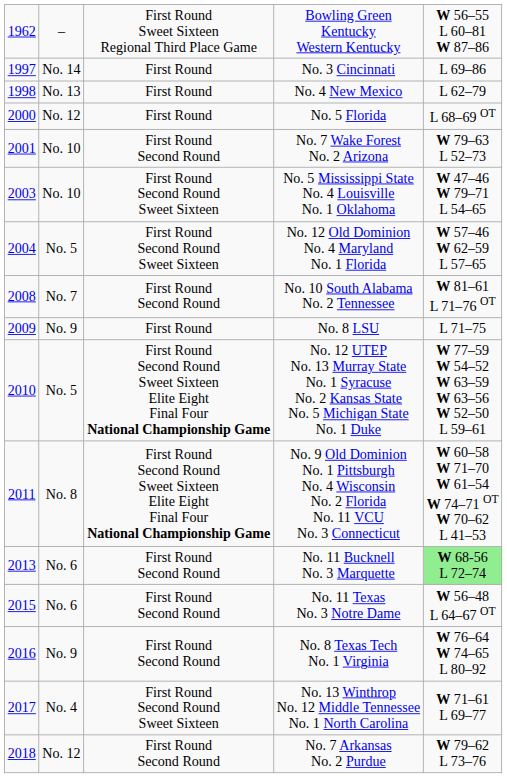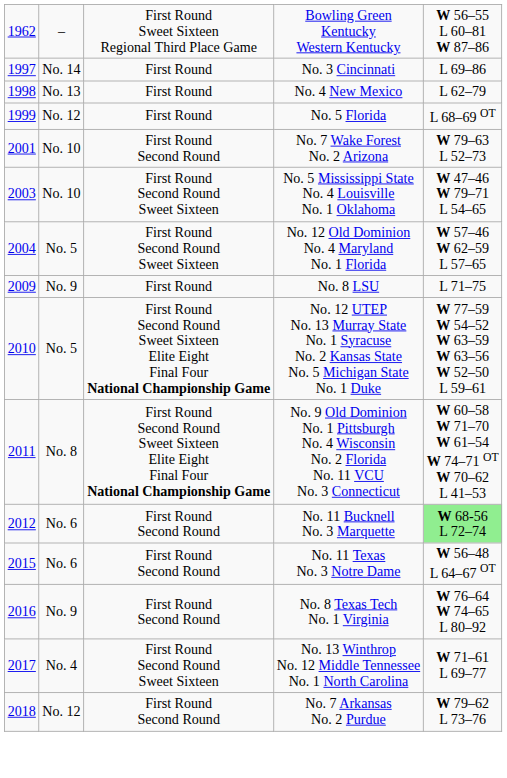(22, 116) 2000 -> (22, 116) 1999
- row: (348, 296)
(22, 565) 2013 -> (22, 523) 2012
